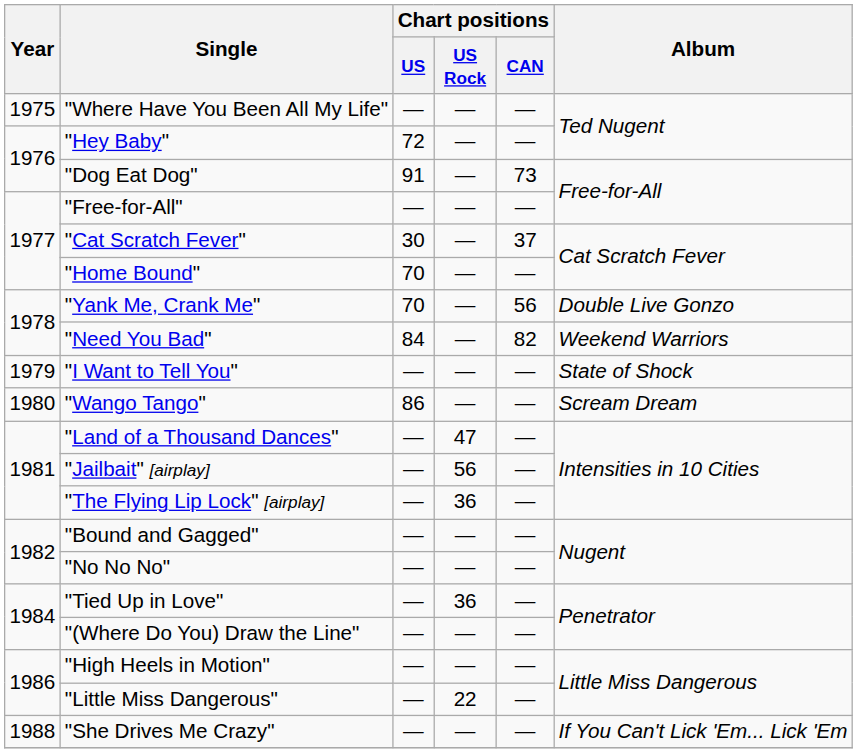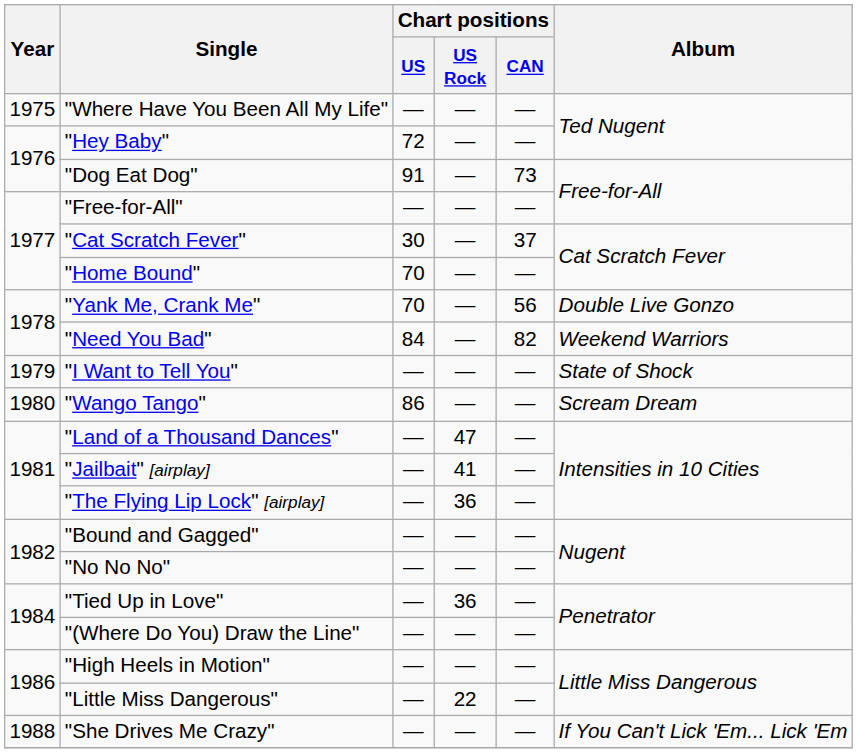(465, 469) 56 -> (465, 469) 41
